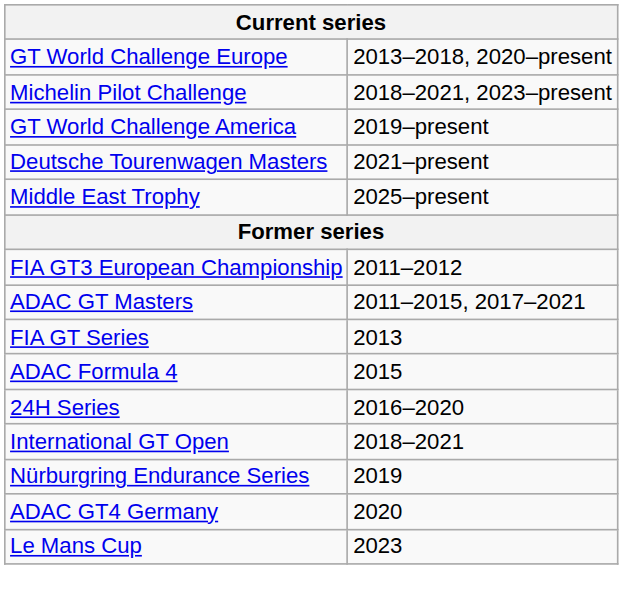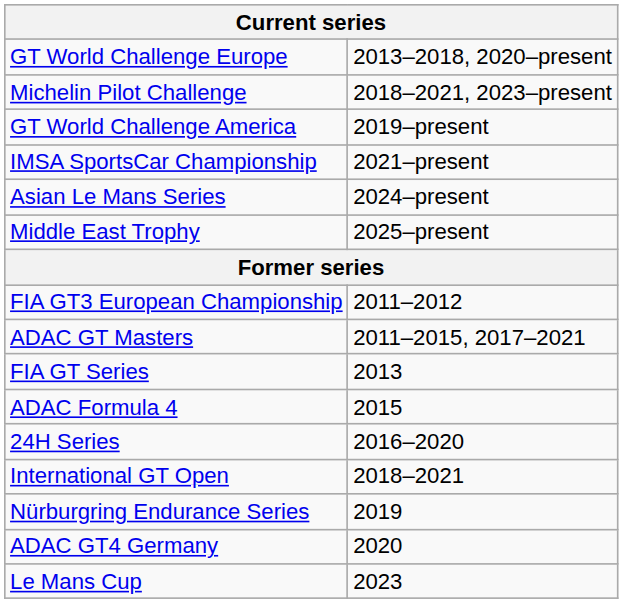+ row: (163, 162)
- row: (169, 162)
+ row: (118, 197)
